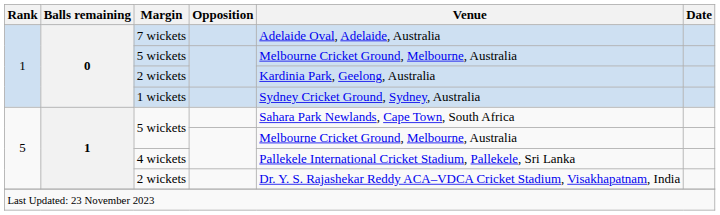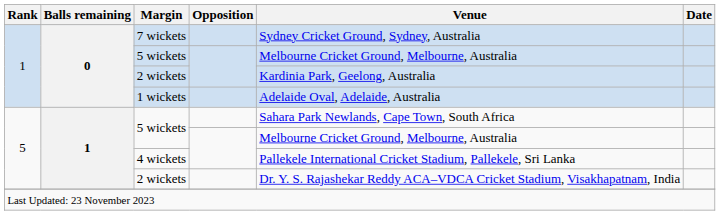(350, 35) Adelaide Oval, Adelaide, Australia -> (370, 35) Sydney Cricket Ground, Sydney, Australia
(370, 96) Sydney Cricket Ground, Sydney, Australia -> (350, 96) Adelaide Oval, Adelaide, Australia
